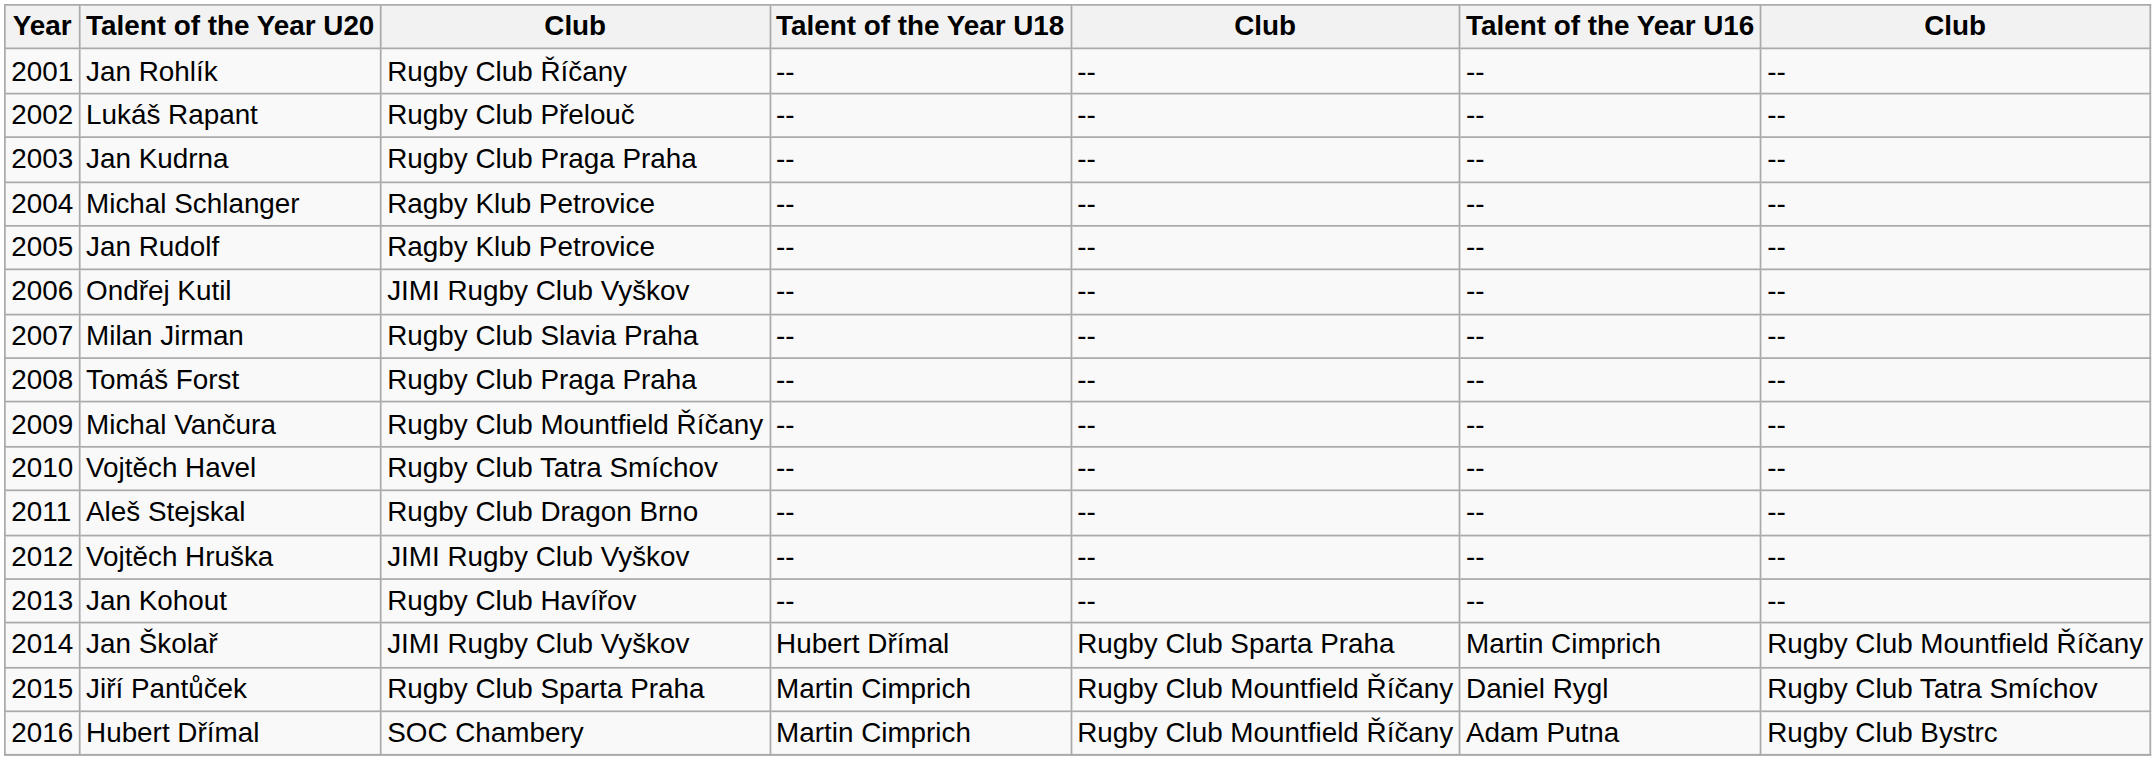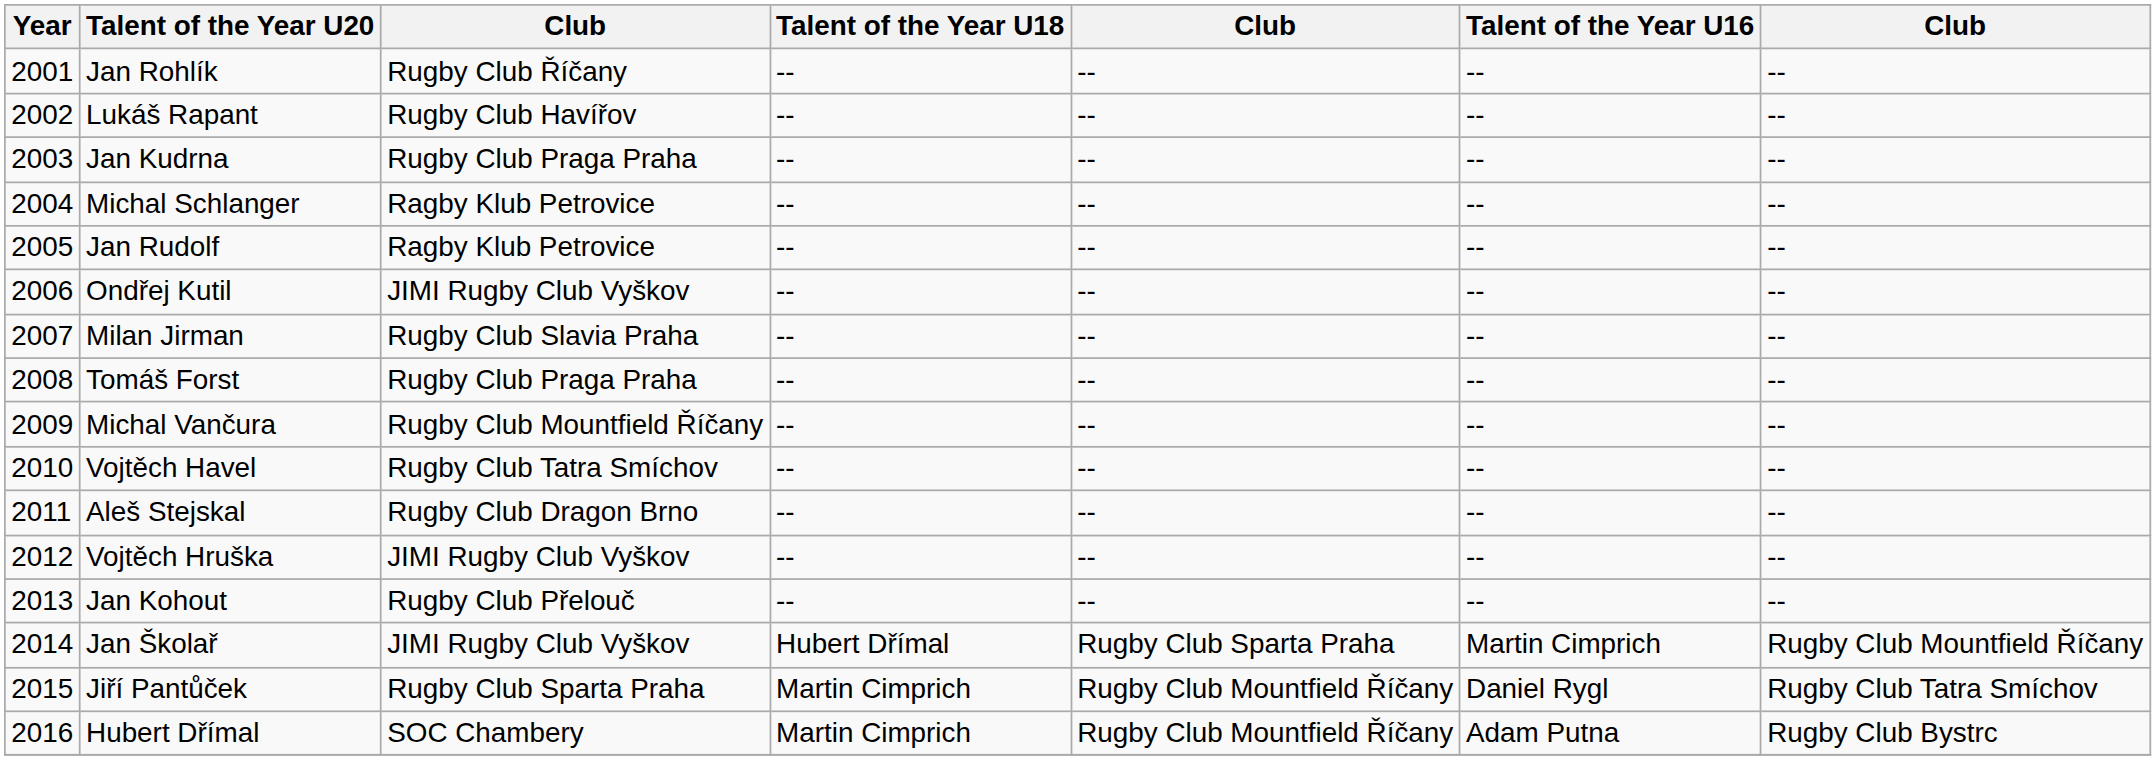(511, 114) Rugby Club Přelouč -> (512, 114) Rugby Club Havířov
(512, 600) Rugby Club Havířov -> (511, 600) Rugby Club Přelouč
